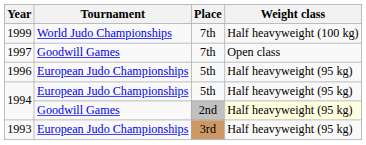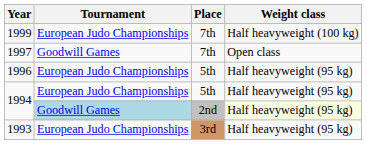(105, 33) World Judo Championships -> (113, 33) European Judo Championships
(78, 110) no background -> (78, 110) lightblue background
